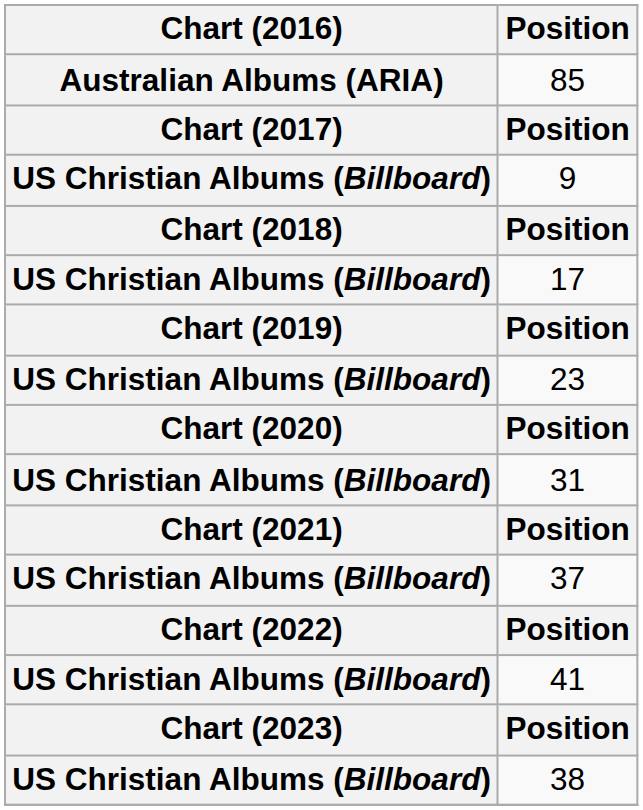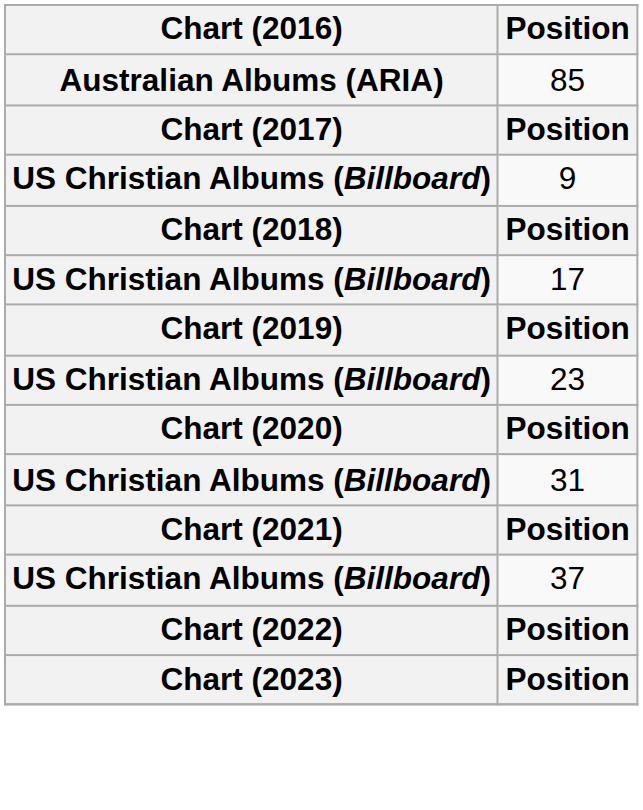- row: (568, 679)
- row: (568, 779)
